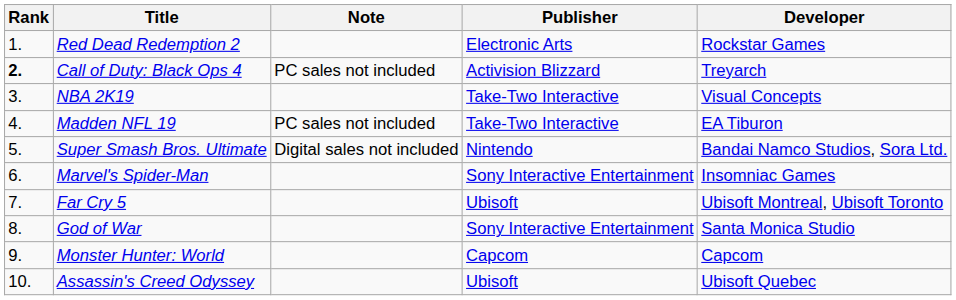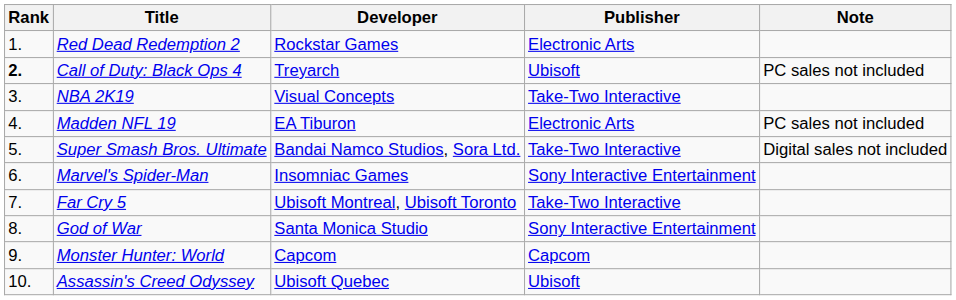columns swapped: (824, 17) <-> (366, 17)
(533, 70) Activision Blizzard -> (554, 70) Ubisoft
(542, 123) Take-Two Interactive -> (581, 123) Electronic Arts
(499, 149) Nintendo -> (604, 149) Take-Two Interactive
(492, 202) Ubisoft -> (604, 202) Take-Two Interactive
